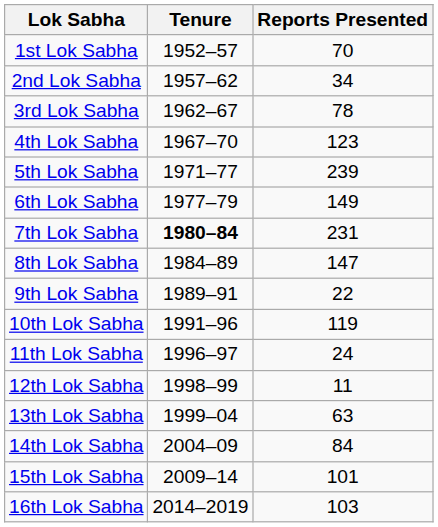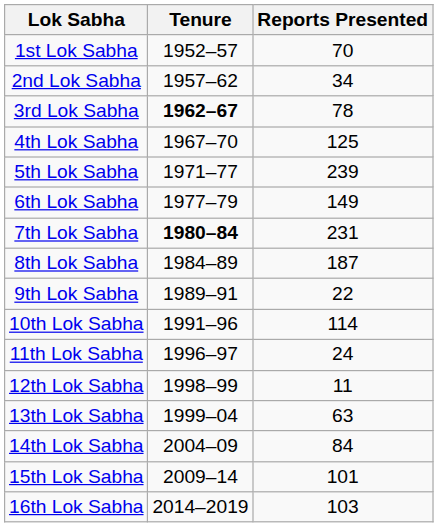(200, 111) normal -> (200, 111) bold
(343, 141) 123 -> (343, 141) 125
(343, 263) 147 -> (343, 263) 187
(343, 324) 119 -> (343, 324) 114
